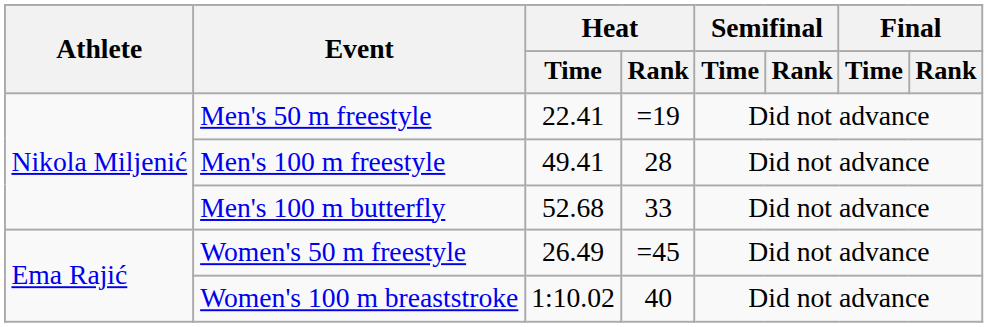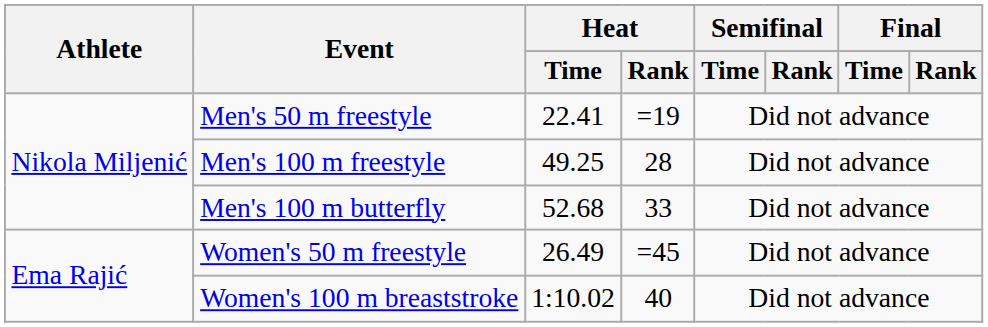(573, 162) 49.41 -> (573, 162) 49.25
